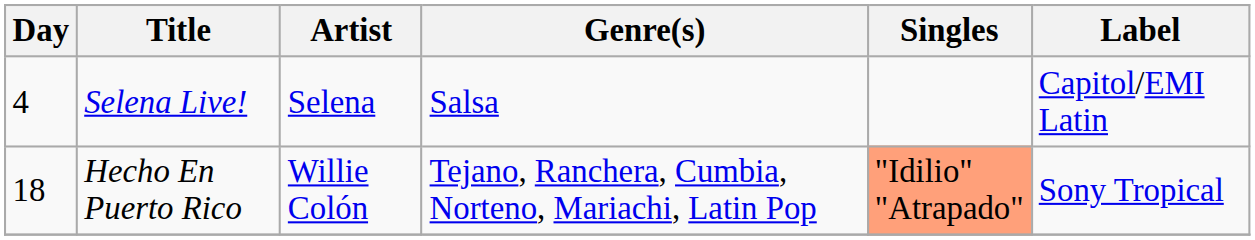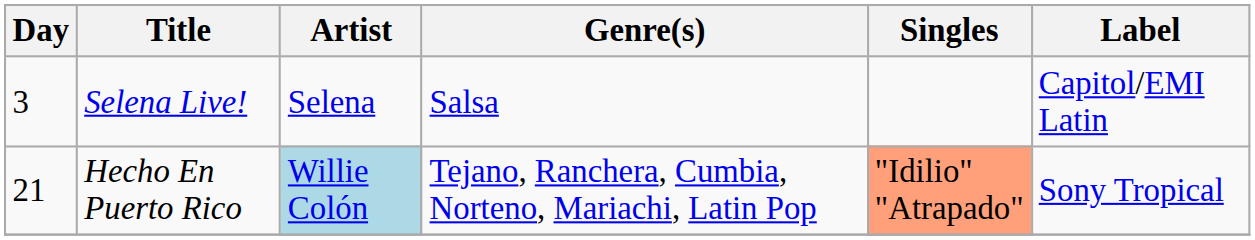(21, 100) 4 -> (21, 100) 3
(29, 189) 18 -> (29, 189) 21
(328, 189) no background -> (328, 189) lightblue background
